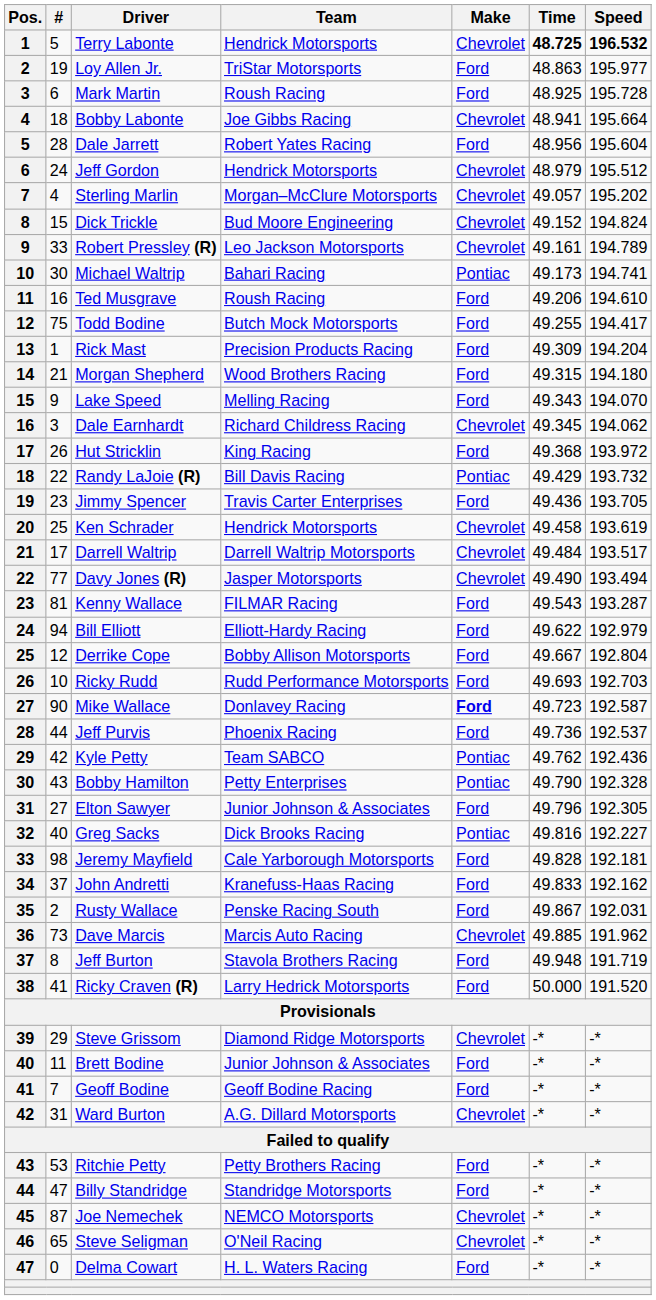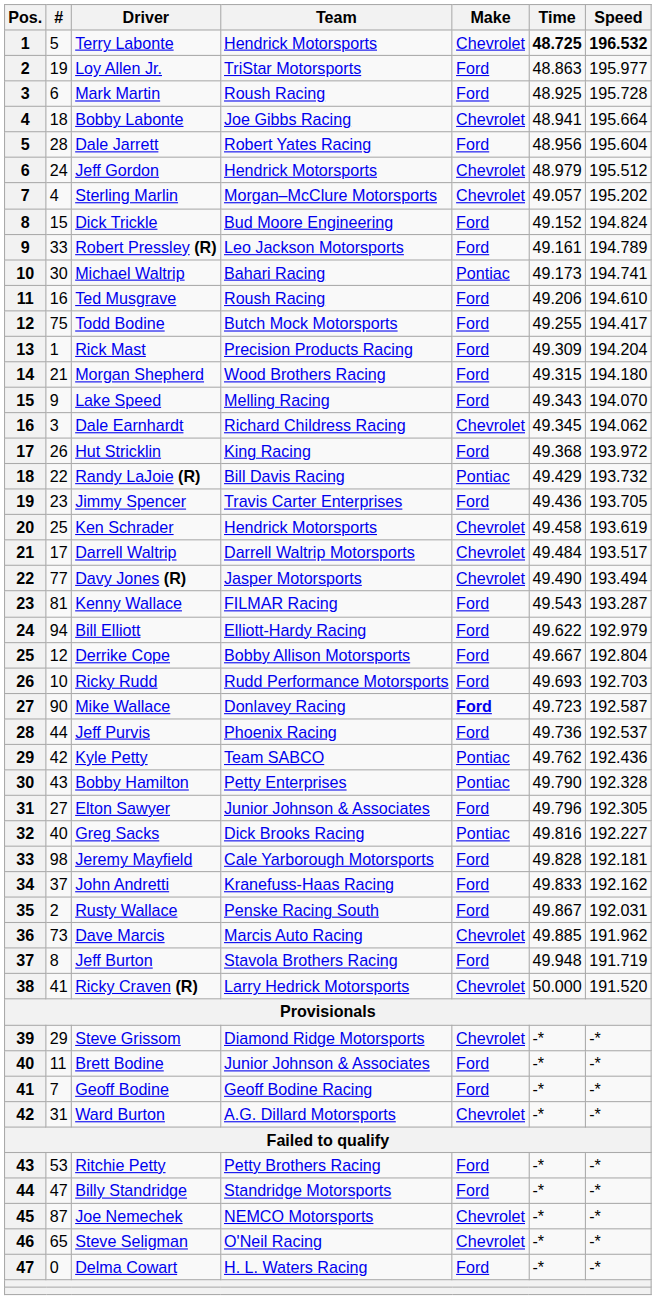(491, 222) Chevrolet -> (473, 222) Ford
(491, 247) Chevrolet -> (473, 247) Ford
(473, 987) Ford -> (491, 987) Chevrolet
